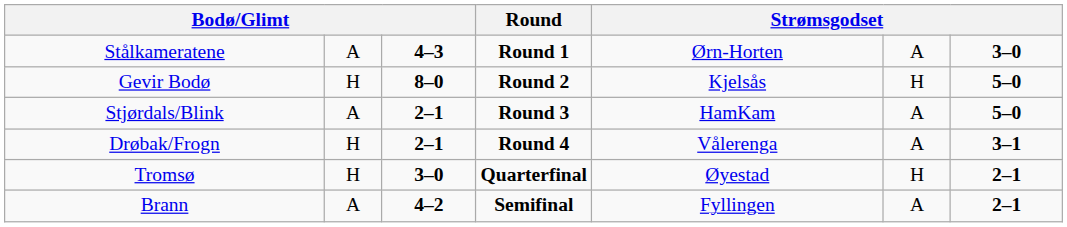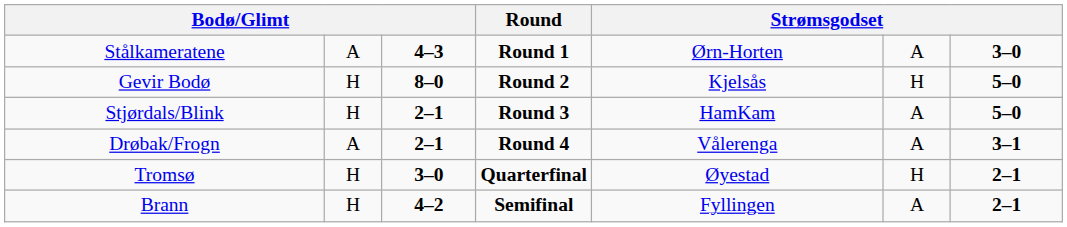(353, 112) A -> (353, 112) H
(353, 143) H -> (353, 143) A
(353, 205) A -> (353, 205) H
